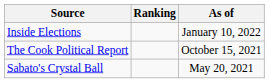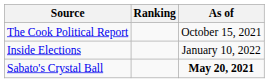rows swapped: (68, 50) <-> (44, 31)
(221, 68) normal -> (221, 68) bold
